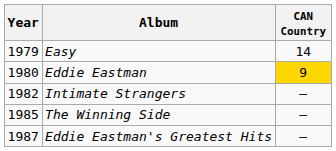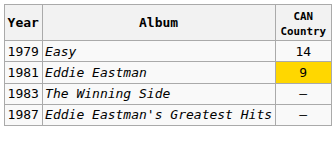(23, 72) 1980 -> (23, 72) 1981
- row: (116, 94)
(23, 115) 1985 -> (23, 94) 1983
